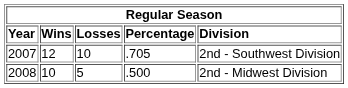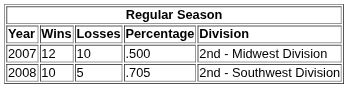(138, 53) .705 -> (138, 53) .500
(270, 53) 2nd - Southwest Division -> (263, 53) 2nd - Midwest Division
(138, 72) .500 -> (138, 72) .705
(263, 72) 2nd - Midwest Division -> (270, 72) 2nd - Southwest Division
